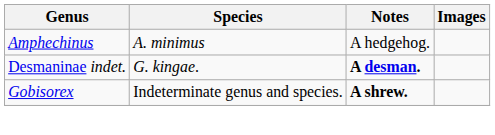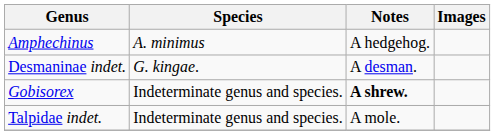(385, 67) bold -> (383, 67) normal
+ row: (55, 117)
